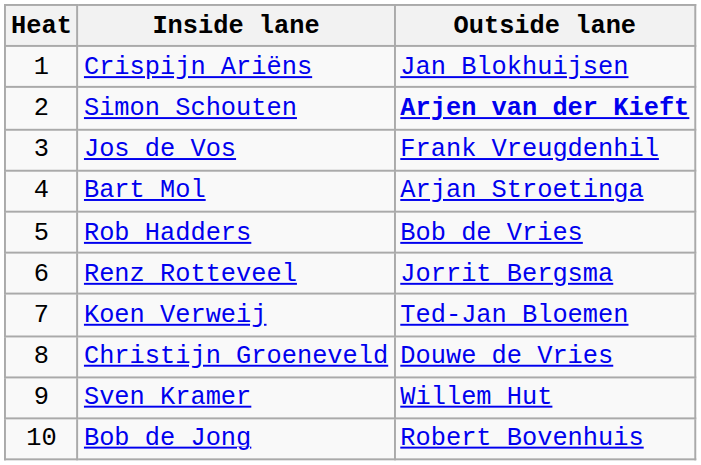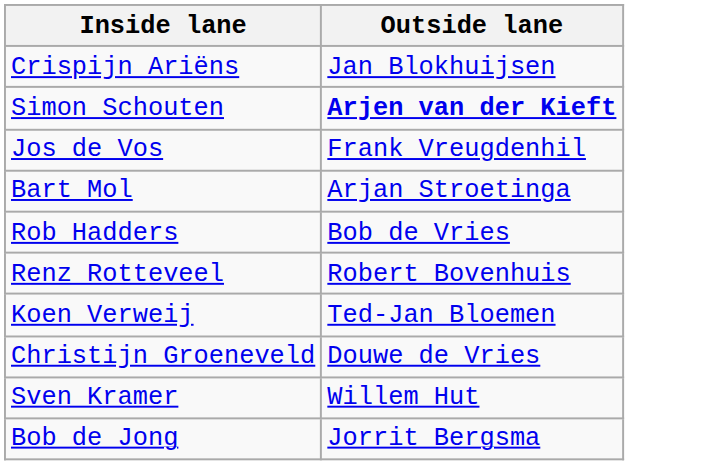- column: (41, 26)
(507, 274) Jorrit Bergsma -> (449, 274) Robert Bovenhuis
(522, 439) Robert Bovenhuis -> (434, 439) Jorrit Bergsma
